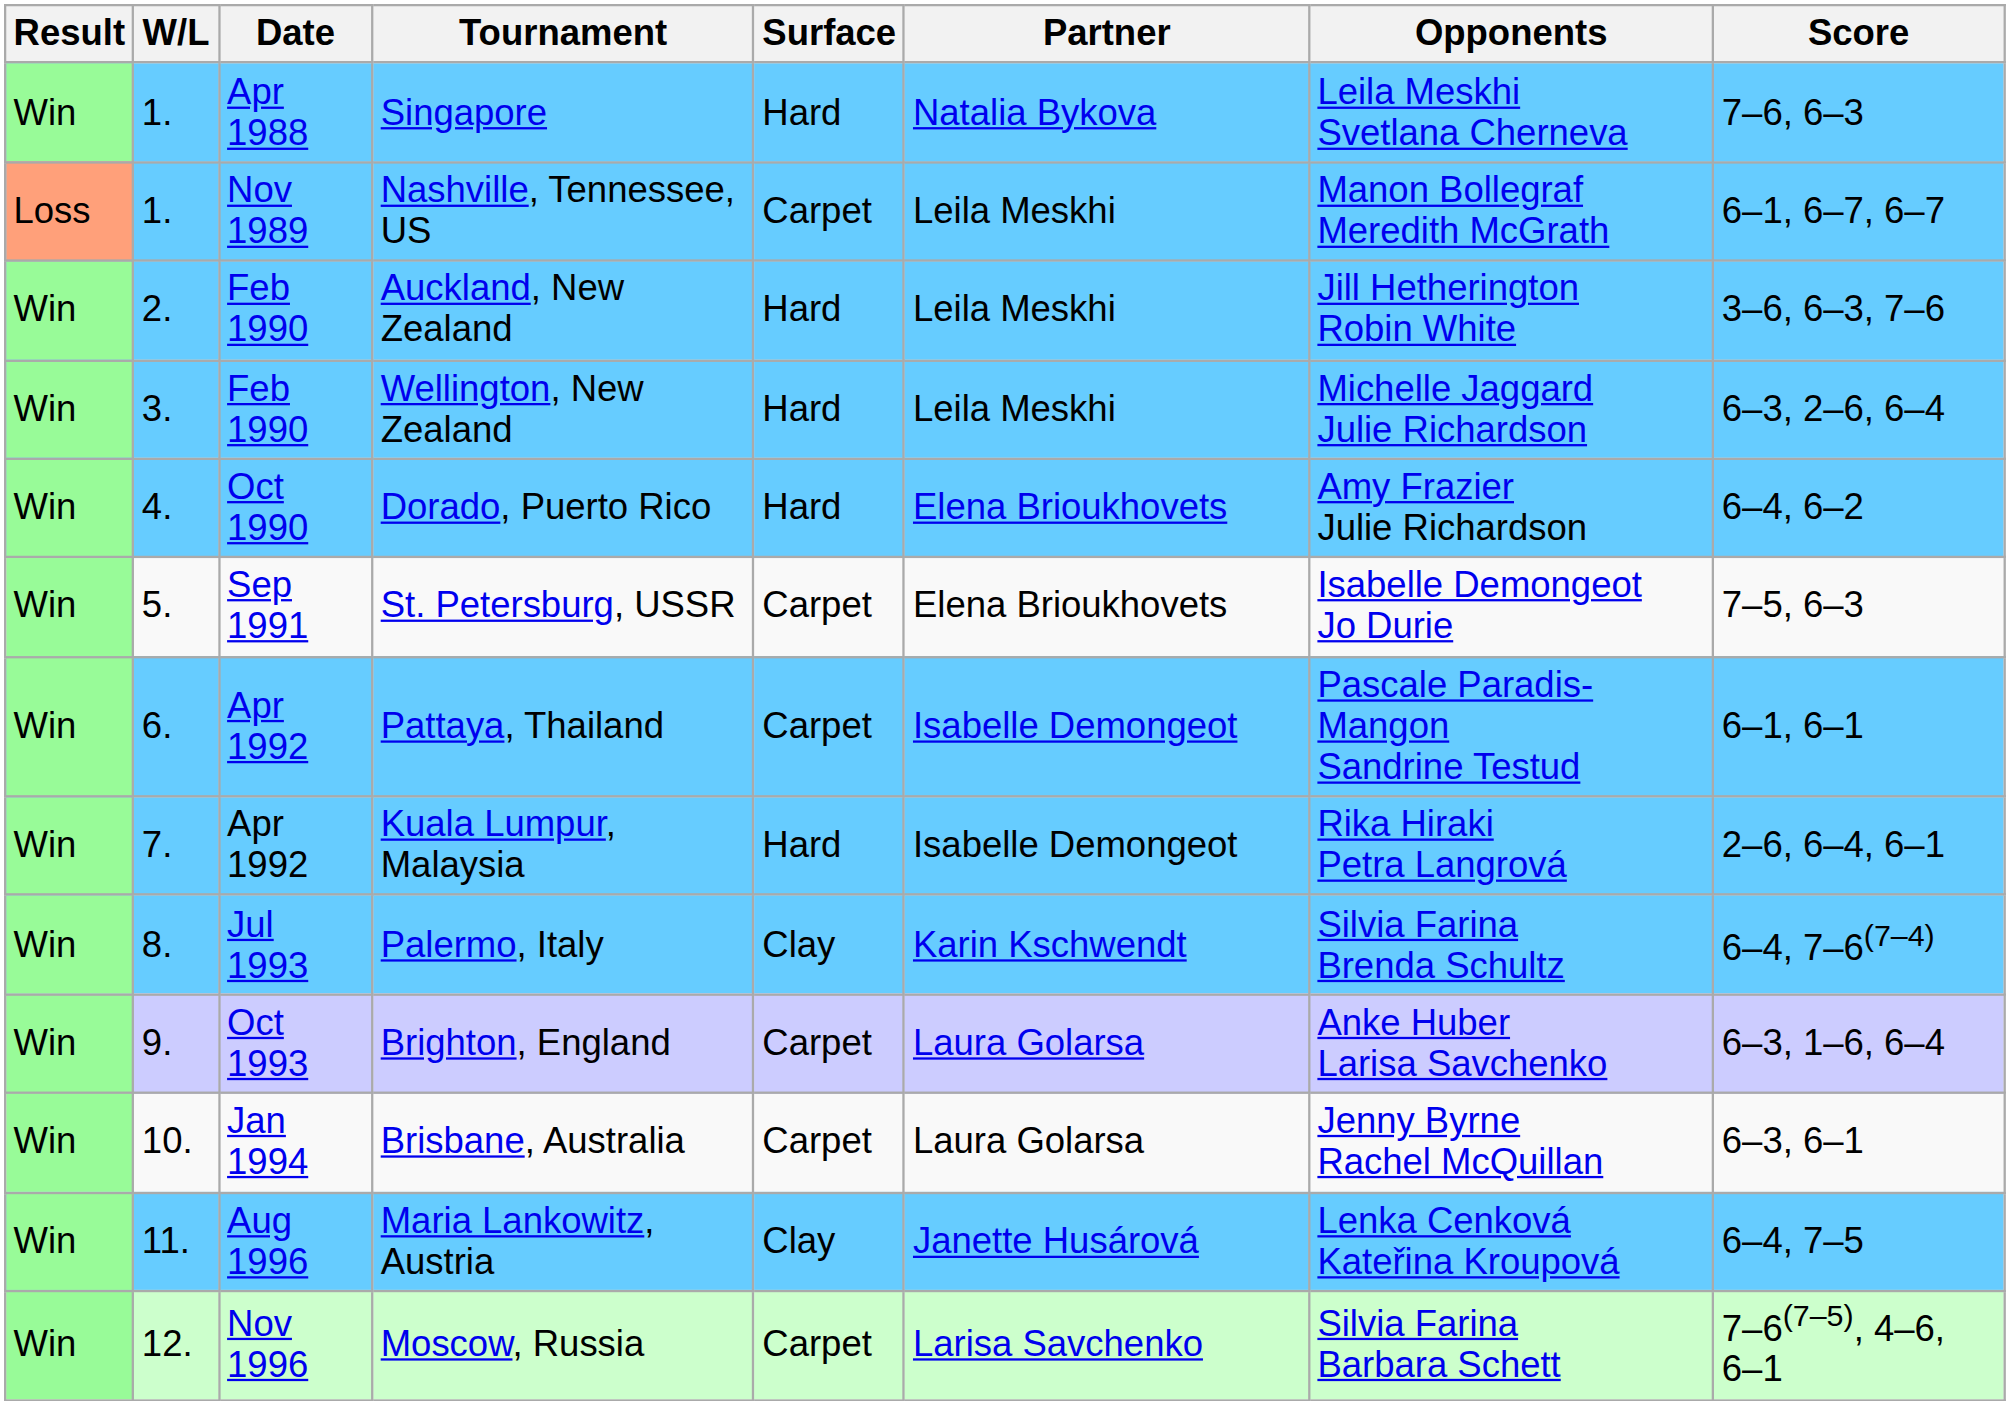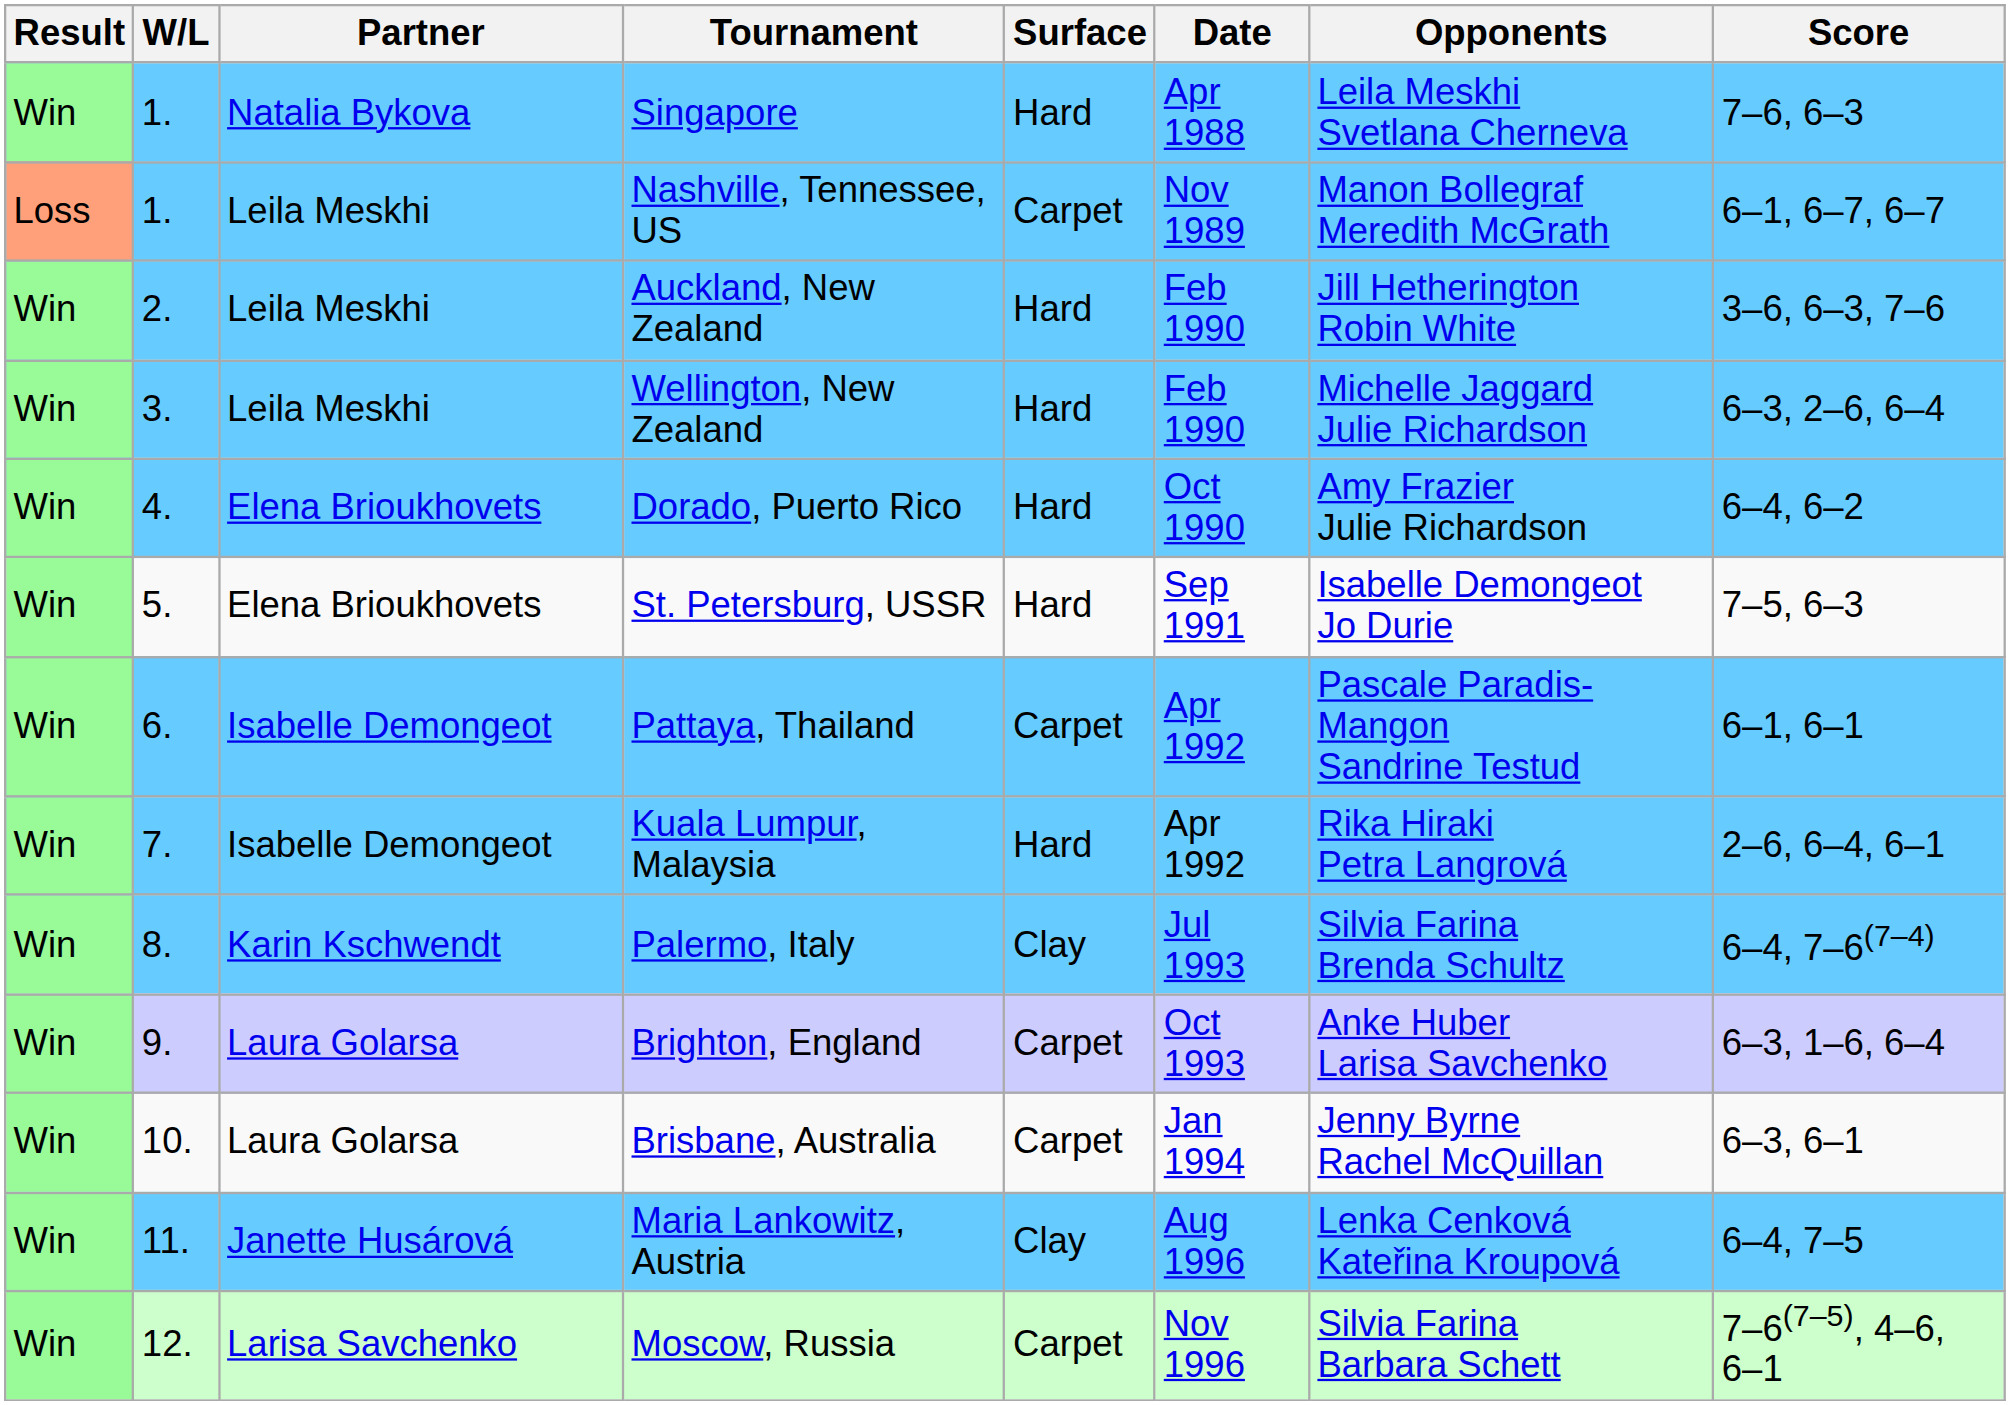columns swapped: (295, 33) <-> (1107, 33)
(817, 606) Carpet -> (1053, 606) Hard
